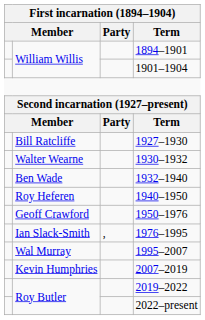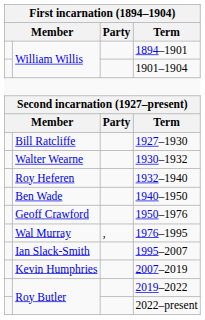(39, 178) Ben Wade -> (45, 178) Roy Heferen
(45, 196) Roy Heferen -> (39, 196) Ben Wade
(52, 232) Ian Slack-Smith -> (43, 232) Wal Murray
(43, 251) Wal Murray -> (52, 251) Ian Slack-Smith
